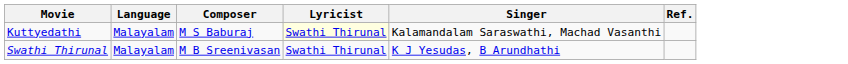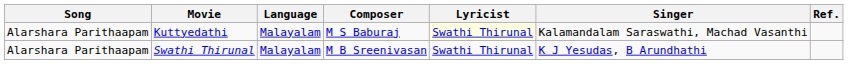+ column: (78, 14)
